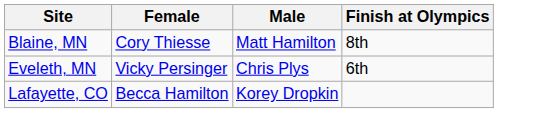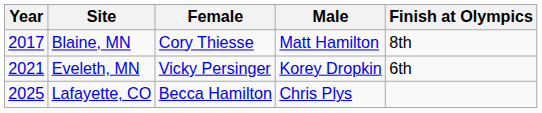+ column: (26, 17)
(272, 68) Chris Plys -> (331, 68) Korey Dropkin
(287, 94) Korey Dropkin -> (316, 94) Chris Plys
